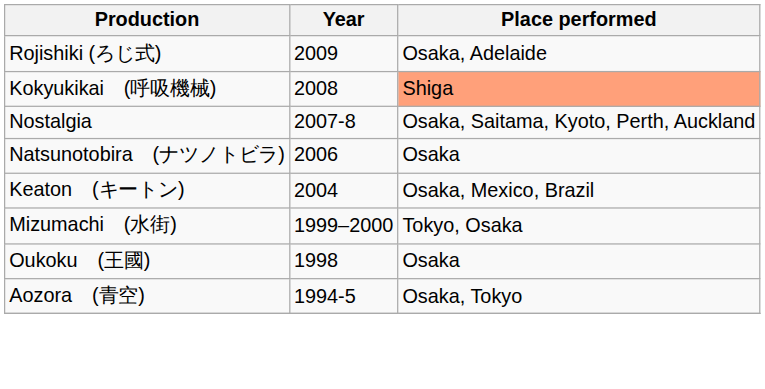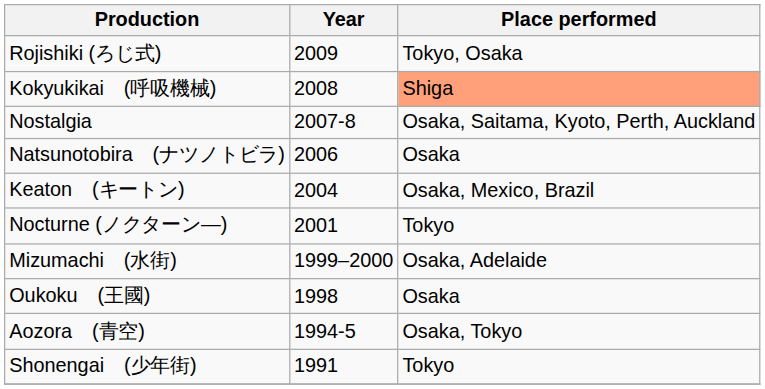(475, 53) Osaka, Adelaide -> (463, 53) Tokyo, Osaka
+ row: (118, 225)
(463, 225) Tokyo, Osaka -> (475, 260) Osaka, Adelaide
+ row: (103, 365)
